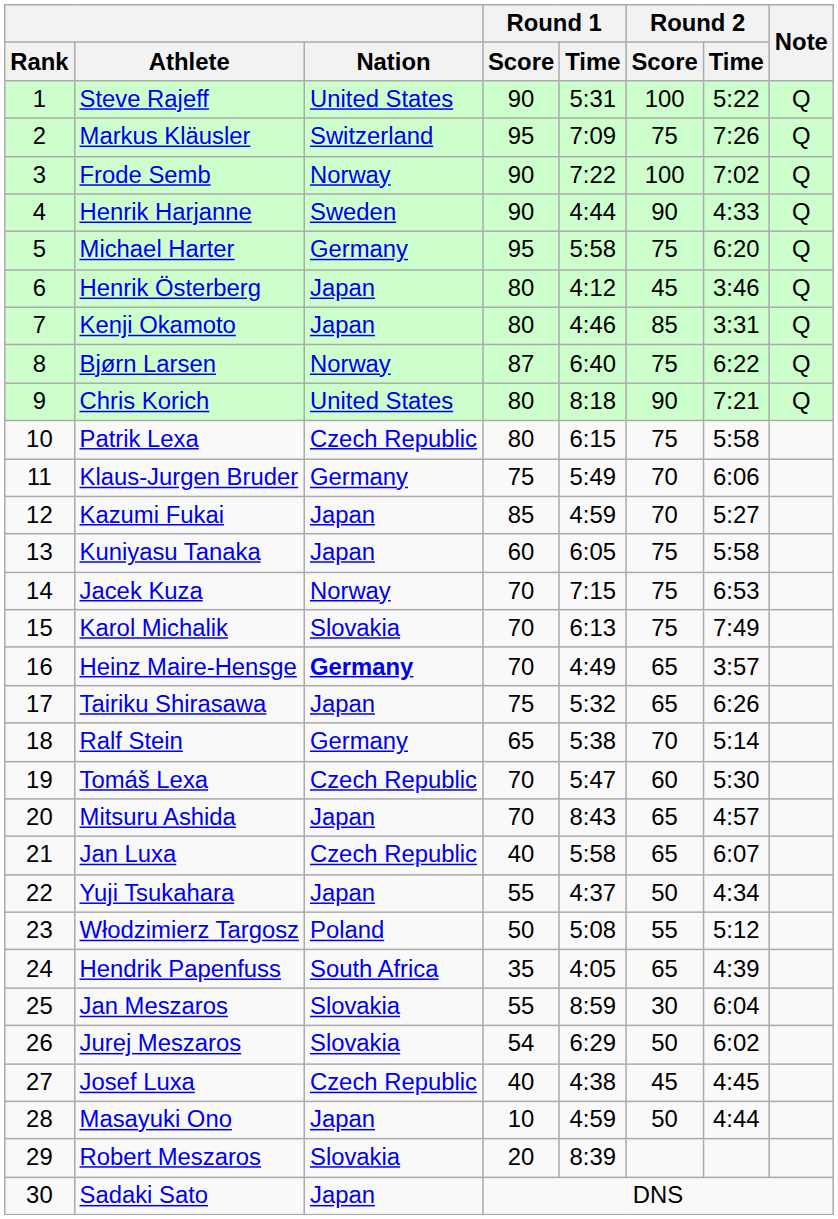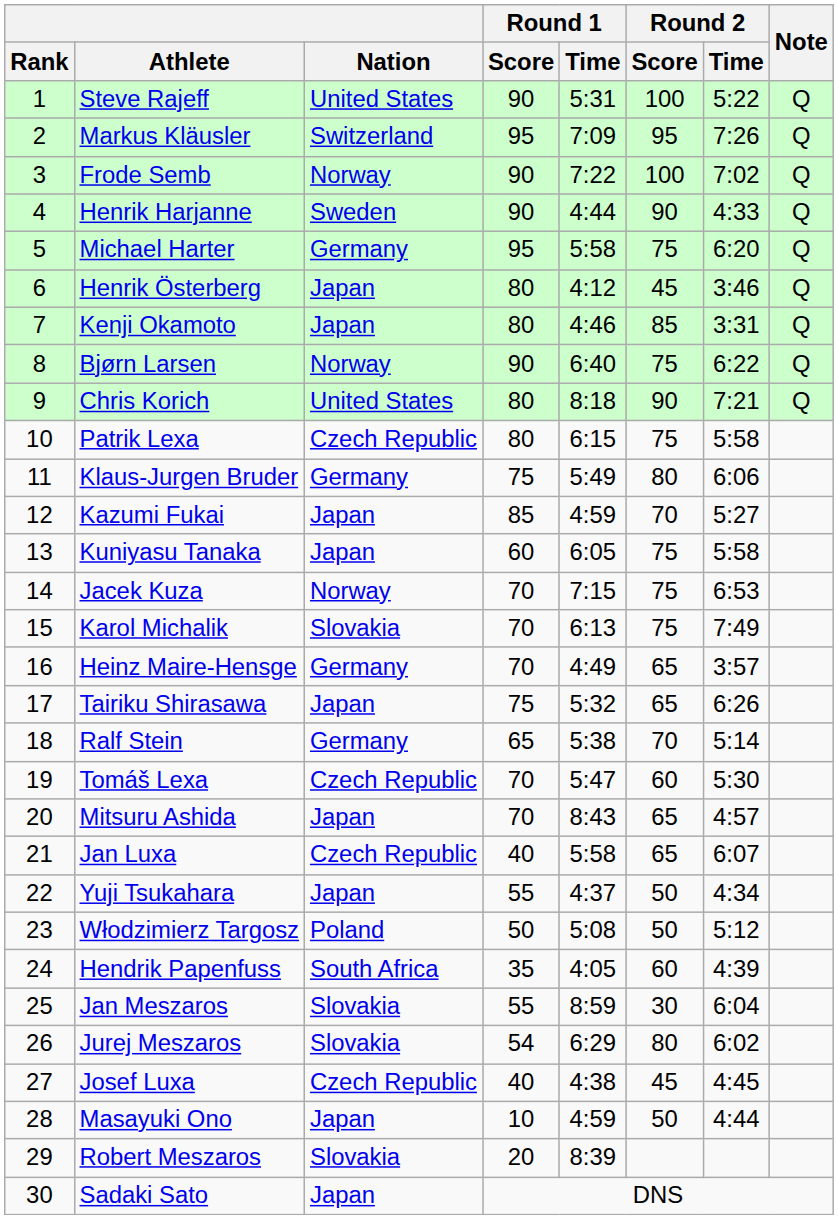(665, 136) 75 -> (665, 136) 95
(521, 363) 87 -> (521, 363) 90
(665, 477) 70 -> (665, 477) 80
(362, 666) bold -> (359, 666) normal
(665, 930) 55 -> (665, 930) 50
(665, 968) 65 -> (665, 968) 60
(665, 1044) 50 -> (665, 1044) 80
